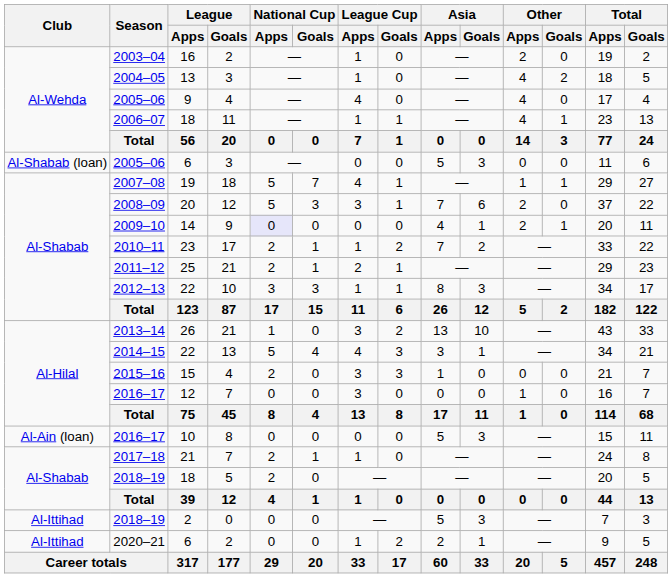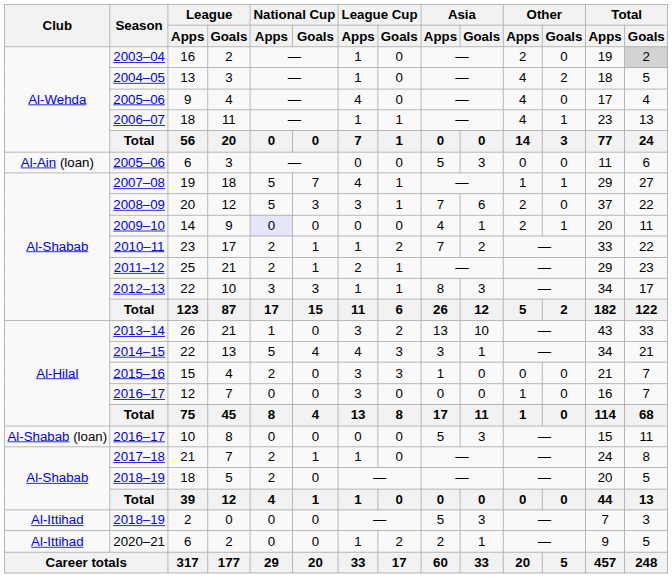(646, 57) no background -> (646, 57) lightgrey background
(57, 162) Al-Shabab (loan) -> (57, 162) Al-Ain (loan)
(57, 436) Al-Ain (loan) -> (57, 436) Al-Shabab (loan)
